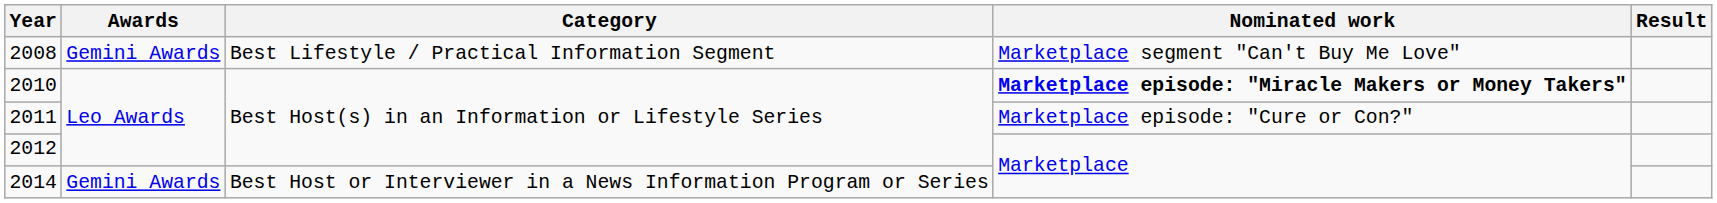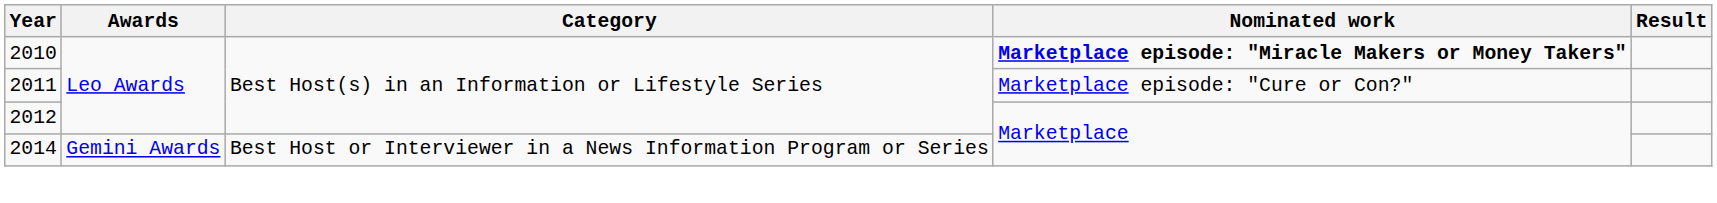- row: (33, 53)
